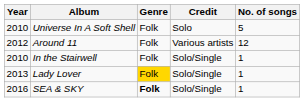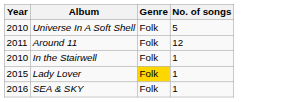- column: (203, 12)
(17, 43) 2012 -> (17, 43) 2011
(17, 74) 2013 -> (17, 74) 2015
(150, 89) bold -> (149, 89) normal
